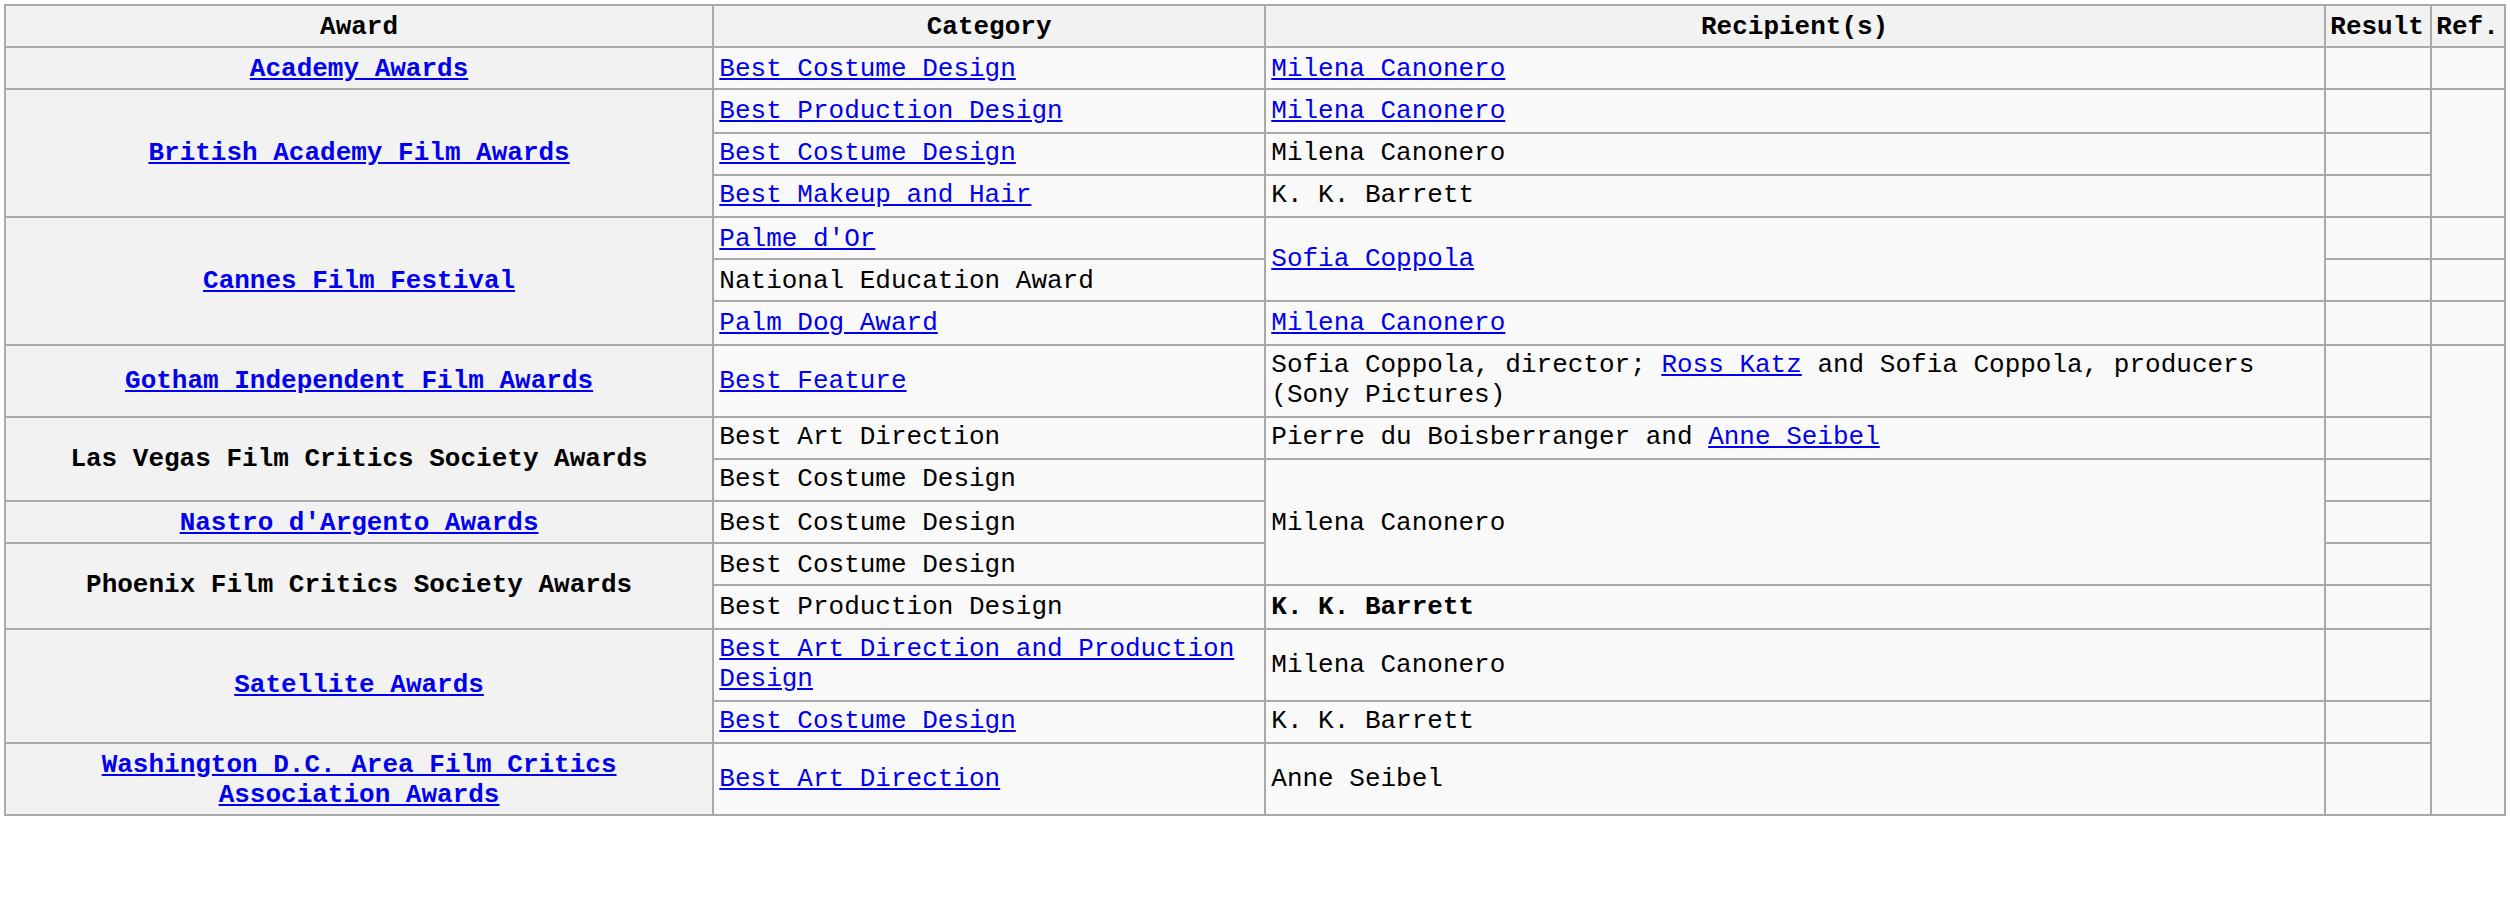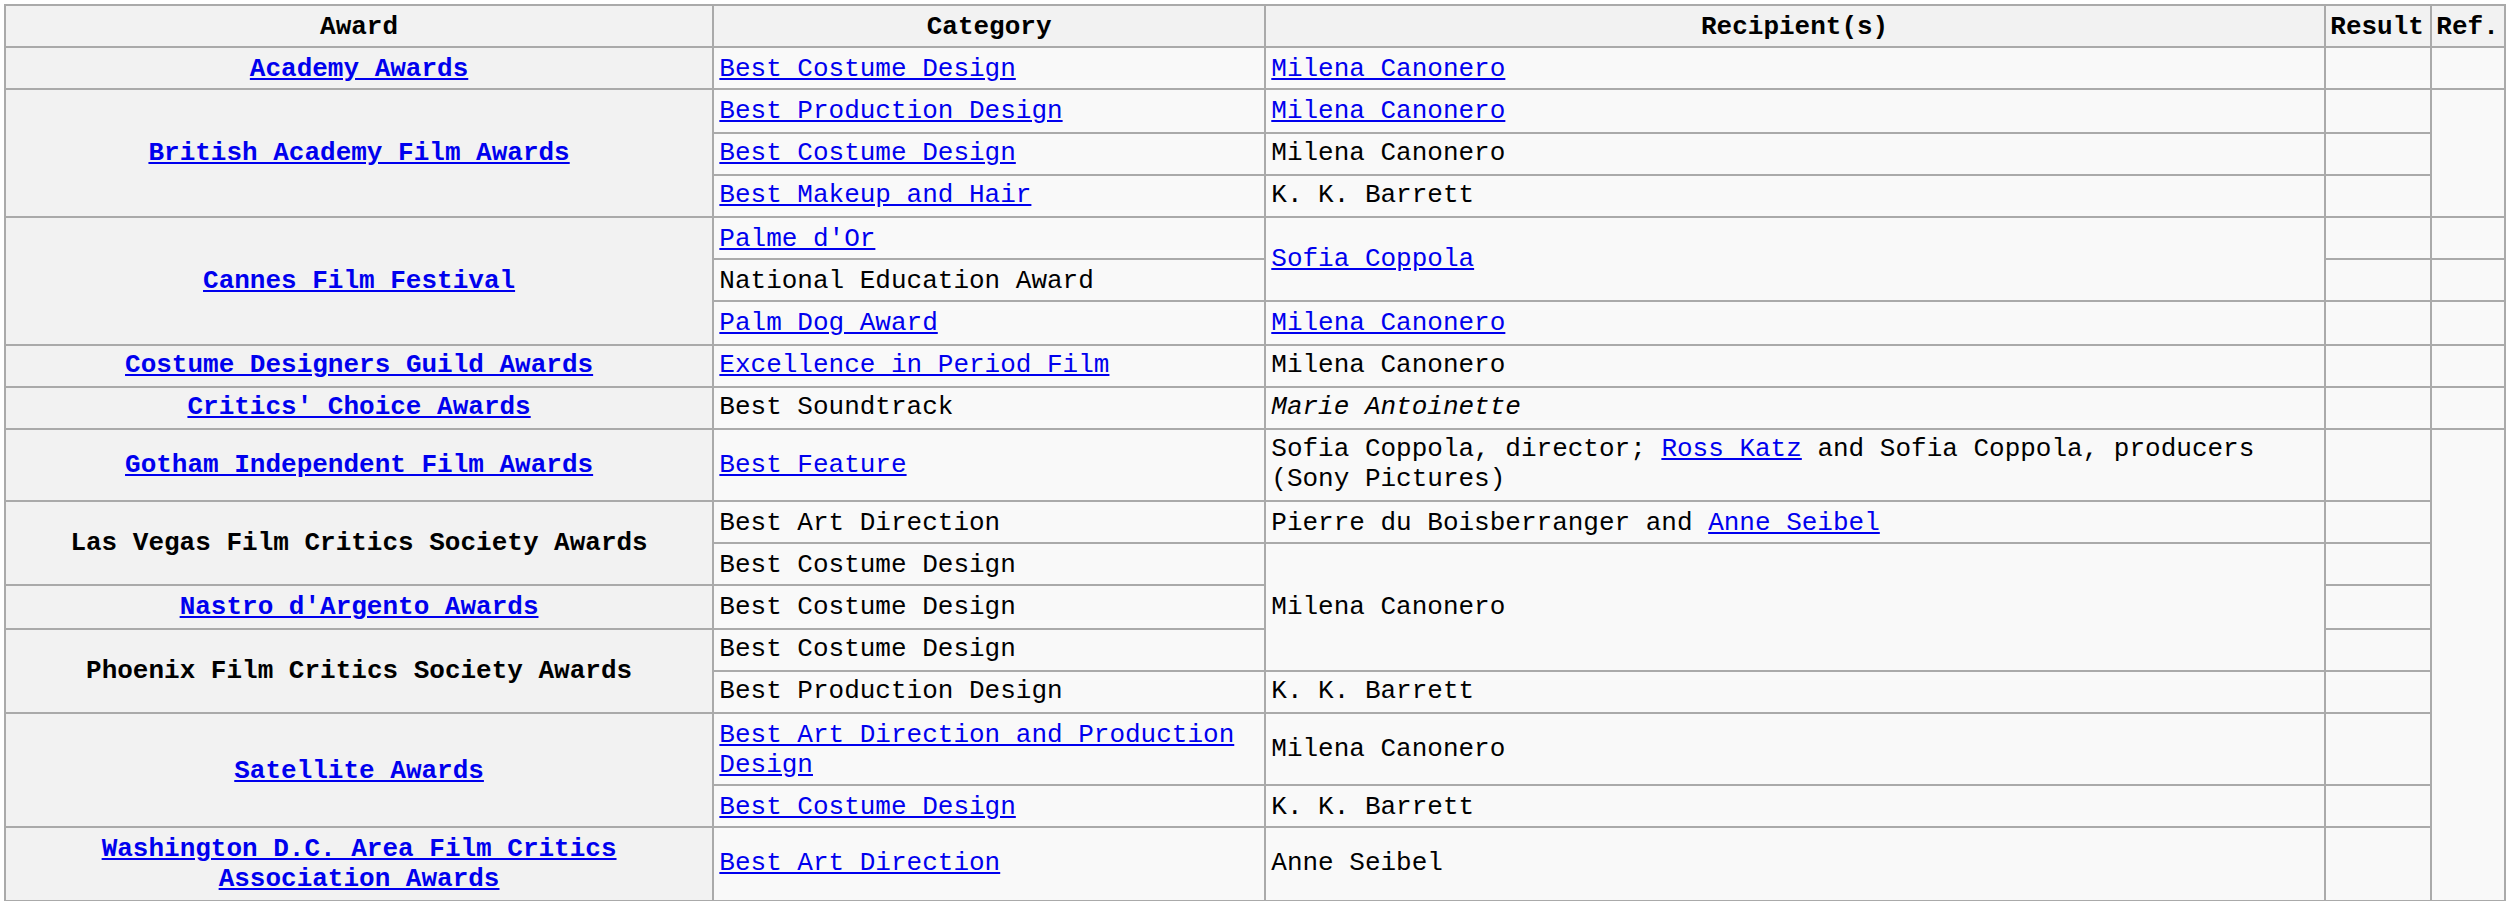+ row: (359, 365)
+ row: (359, 408)
(1373, 607) bold -> (1373, 692) normal
